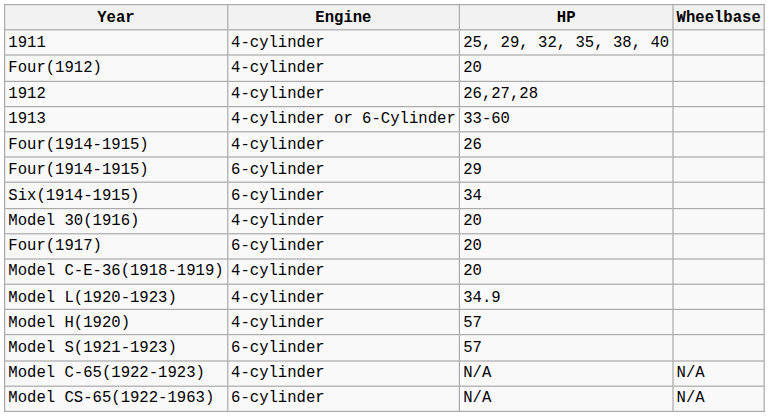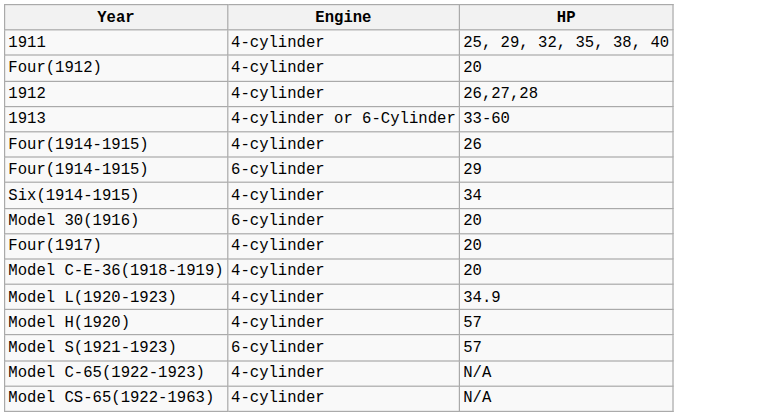- column: (719, 17)
(278, 195) 6-cylinder -> (278, 195) 4-cylinder
(278, 221) 4-cylinder -> (278, 221) 6-cylinder
(278, 246) 6-cylinder -> (278, 246) 4-cylinder
(278, 399) 6-cylinder -> (278, 399) 4-cylinder
